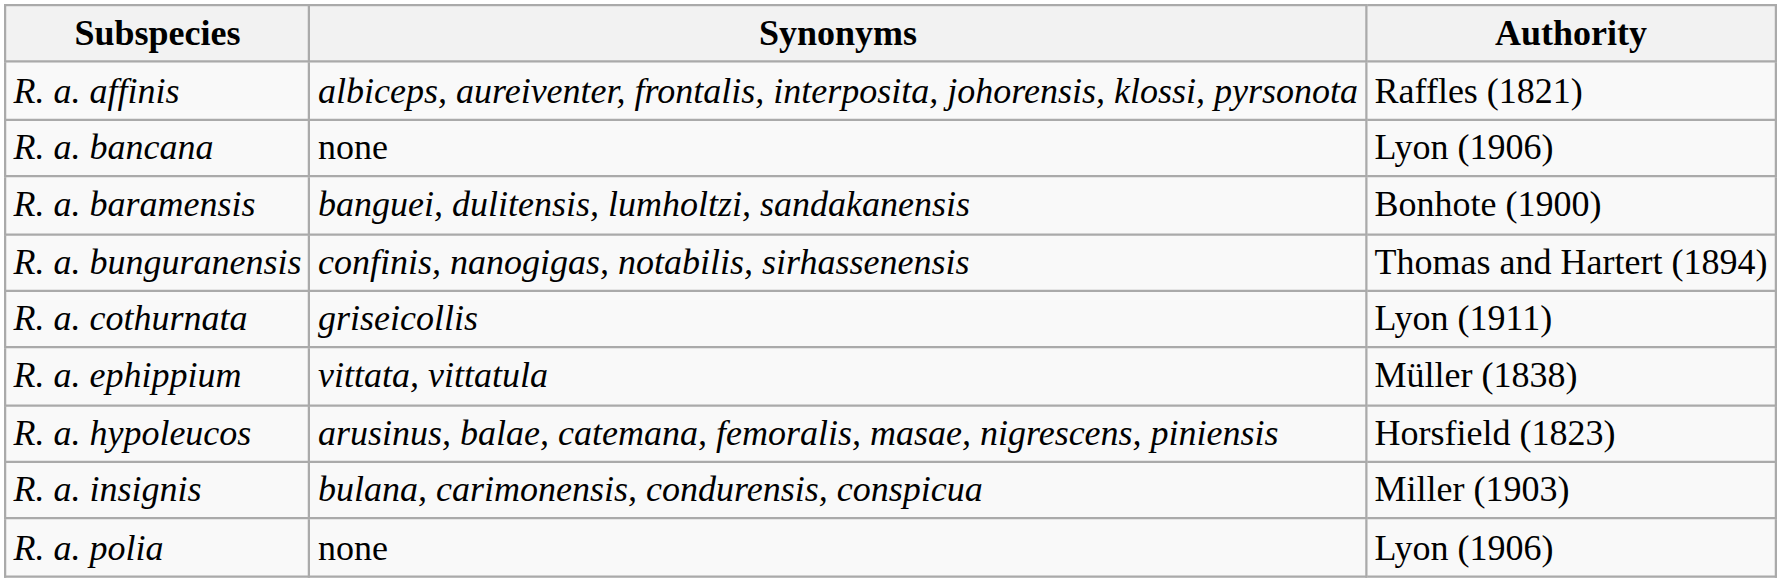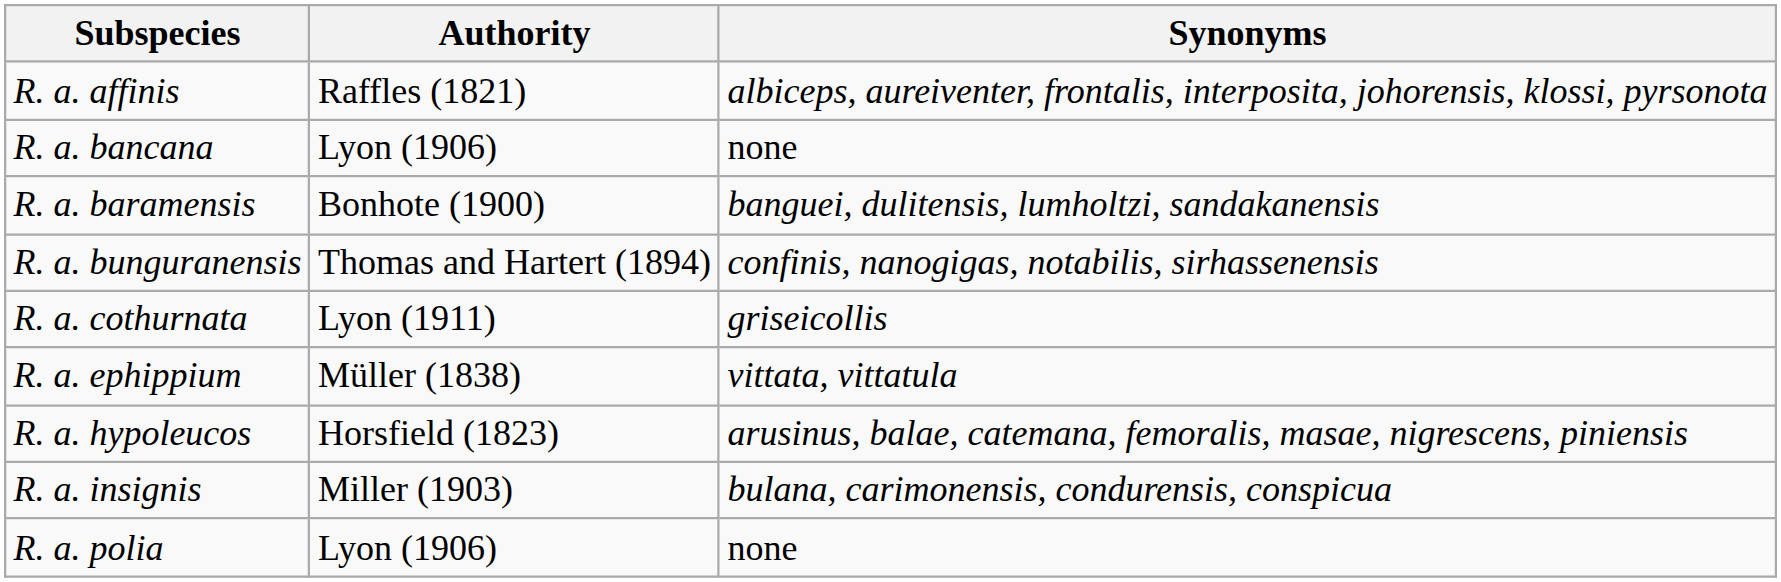columns swapped: (1571, 33) <-> (838, 33)
